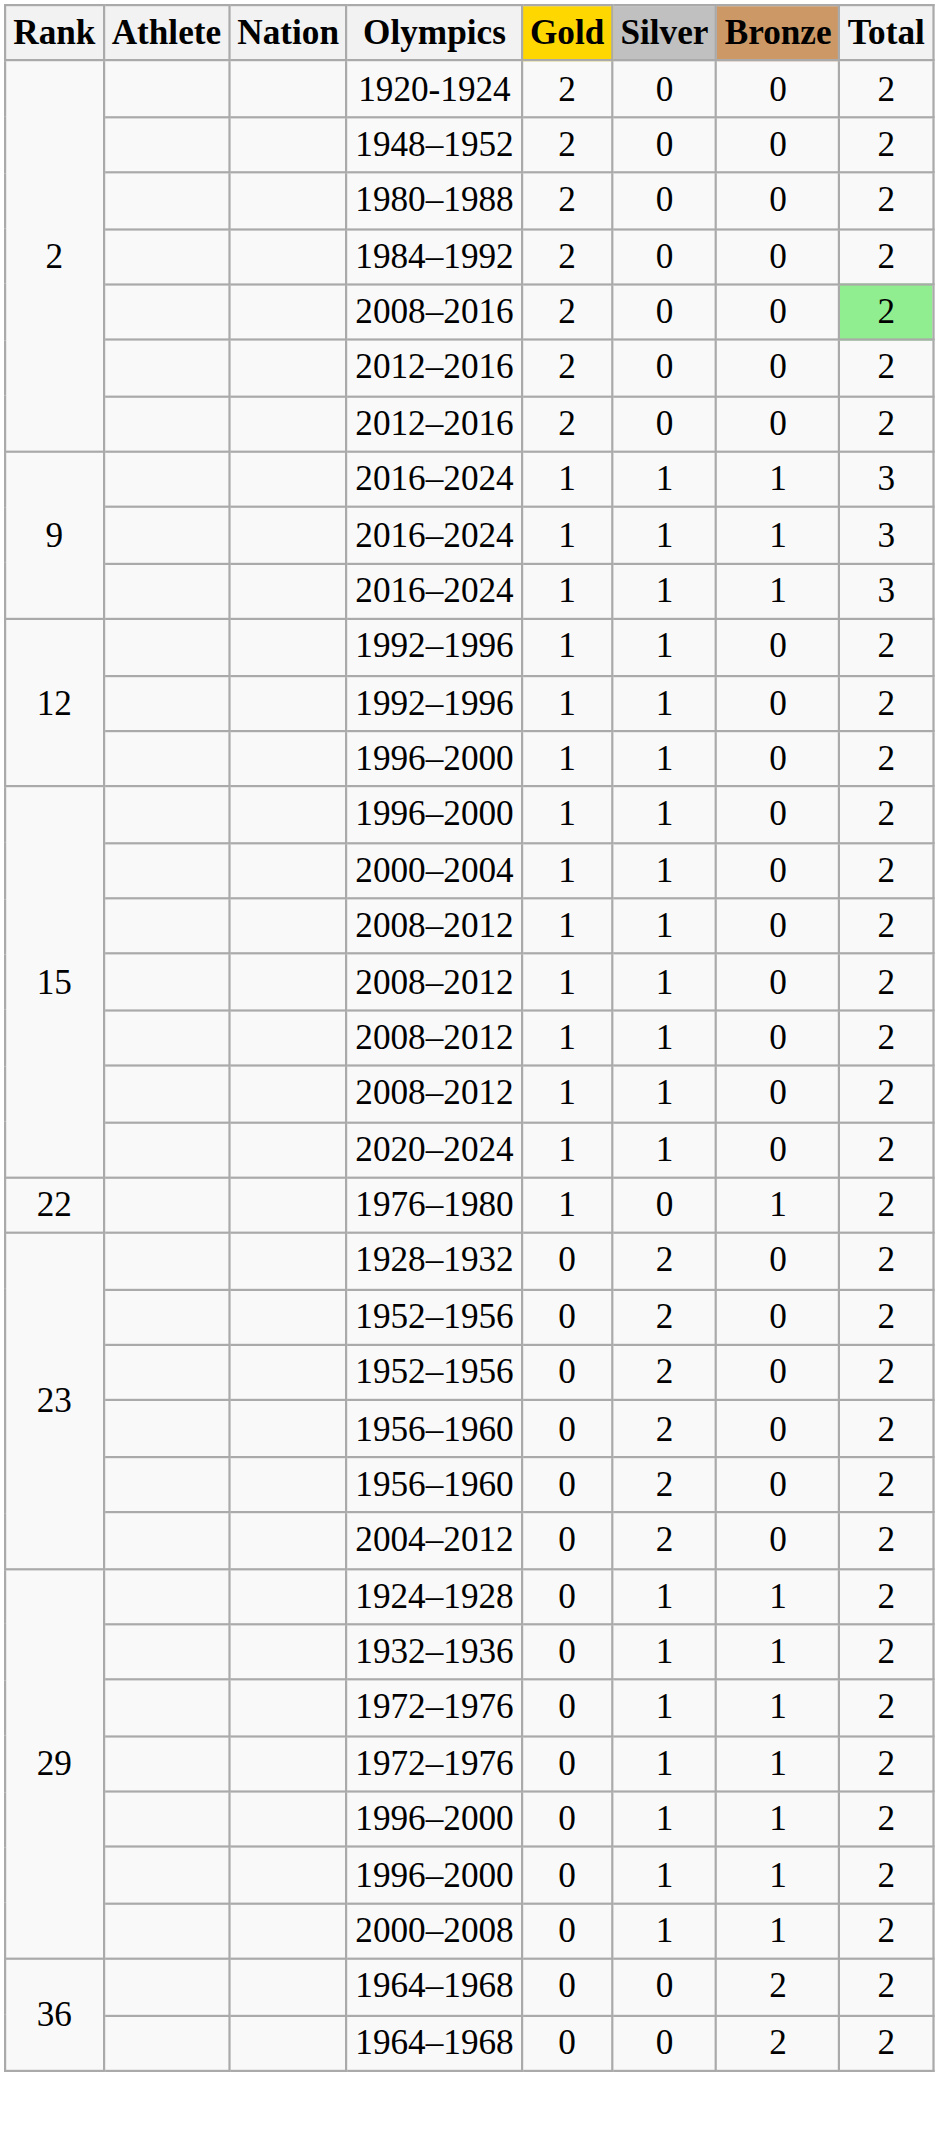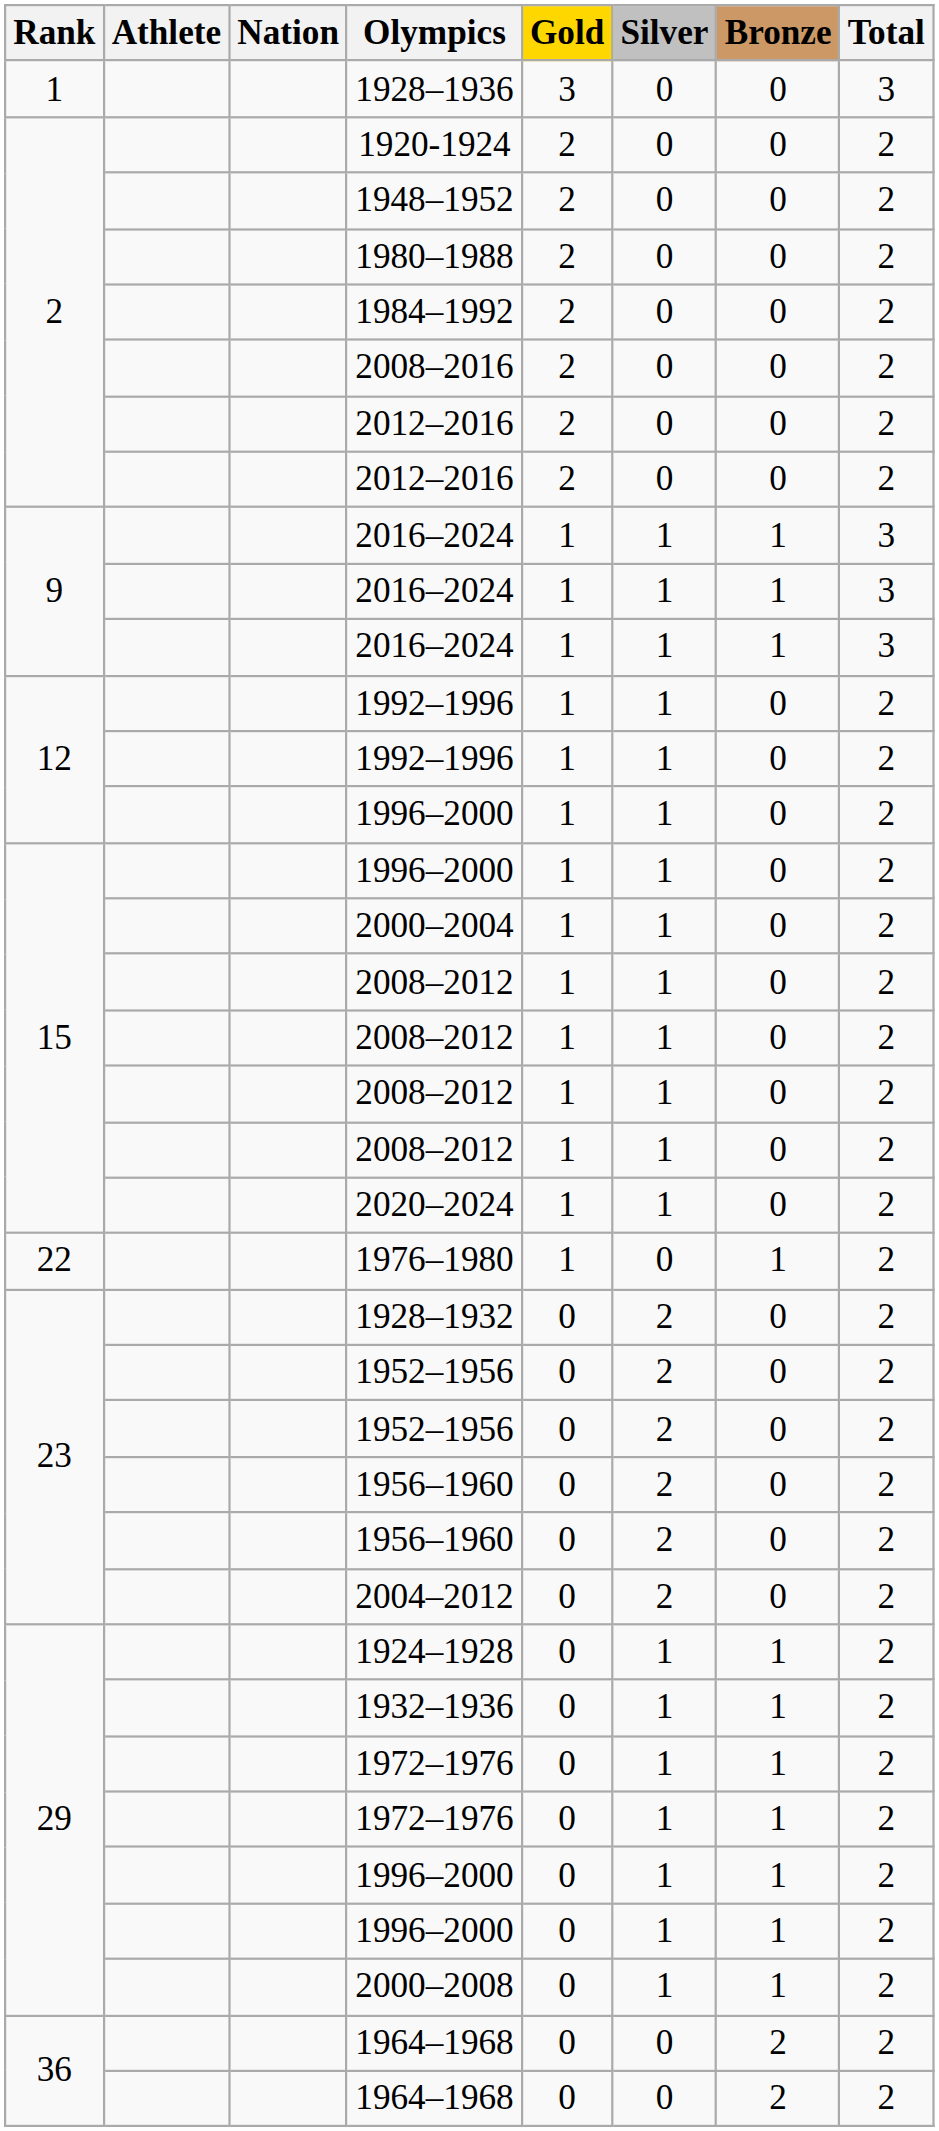+ row: (54, 88)
(886, 311) lightgreen background -> (886, 367) no background
